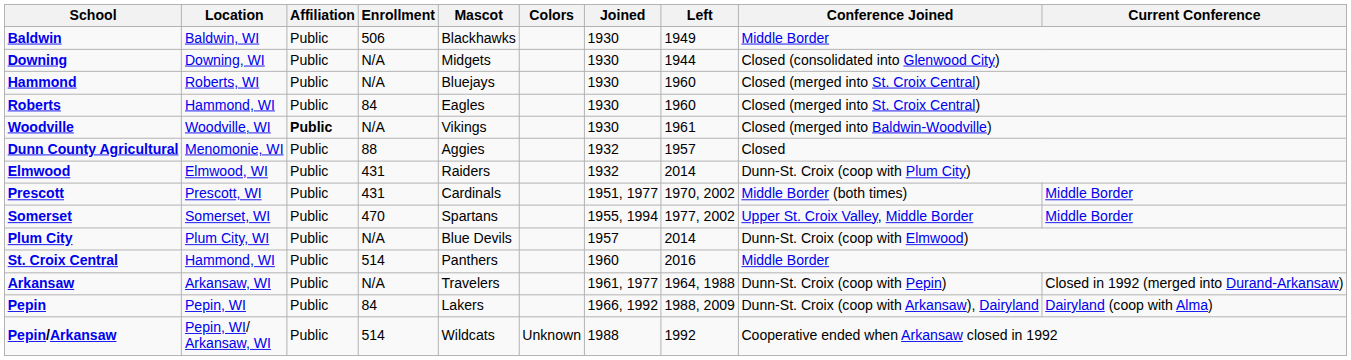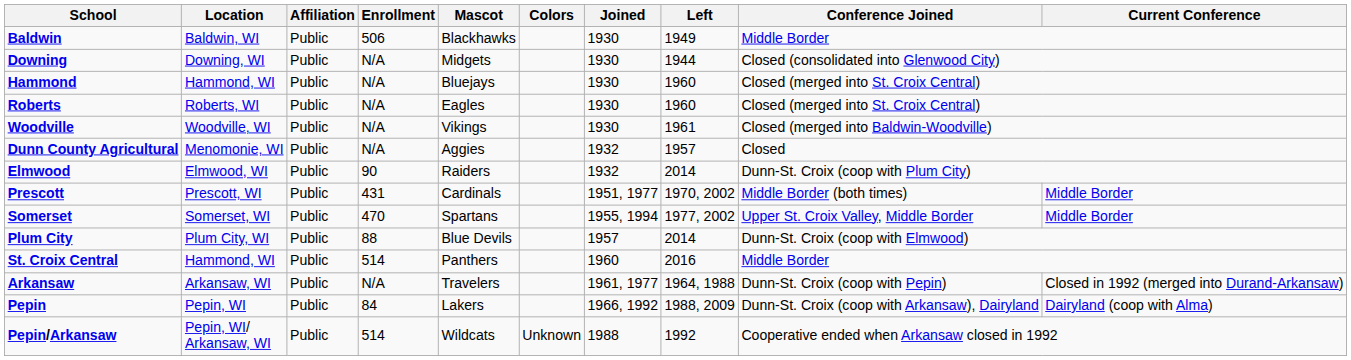(222, 82) Roberts, WI -> (230, 82) Hammond, WI
(230, 104) Hammond, WI -> (222, 104) Roberts, WI
(369, 104) 84 -> (373, 104) N/A
(311, 127) bold -> (309, 127) normal
(369, 149) 88 -> (373, 149) N/A
(373, 171) 431 -> (369, 171) 90
(373, 238) N/A -> (369, 238) 88
